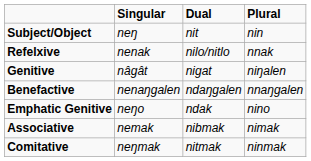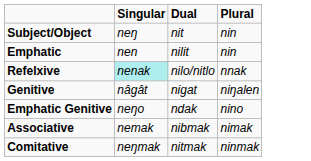+ row: (34, 52)
(134, 52) no background -> (134, 71) paleturquoise background
- row: (41, 90)
